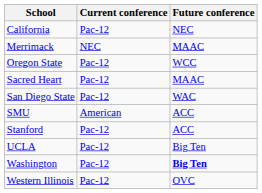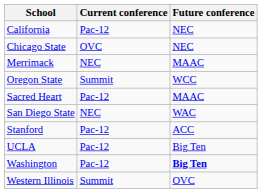+ row: (36, 46)
(94, 63) Pac-12 -> (96, 79) Summit
(94, 96) Pac-12 -> (90, 113) NEC
- row: (18, 113)
(94, 180) Pac-12 -> (96, 180) Summit
